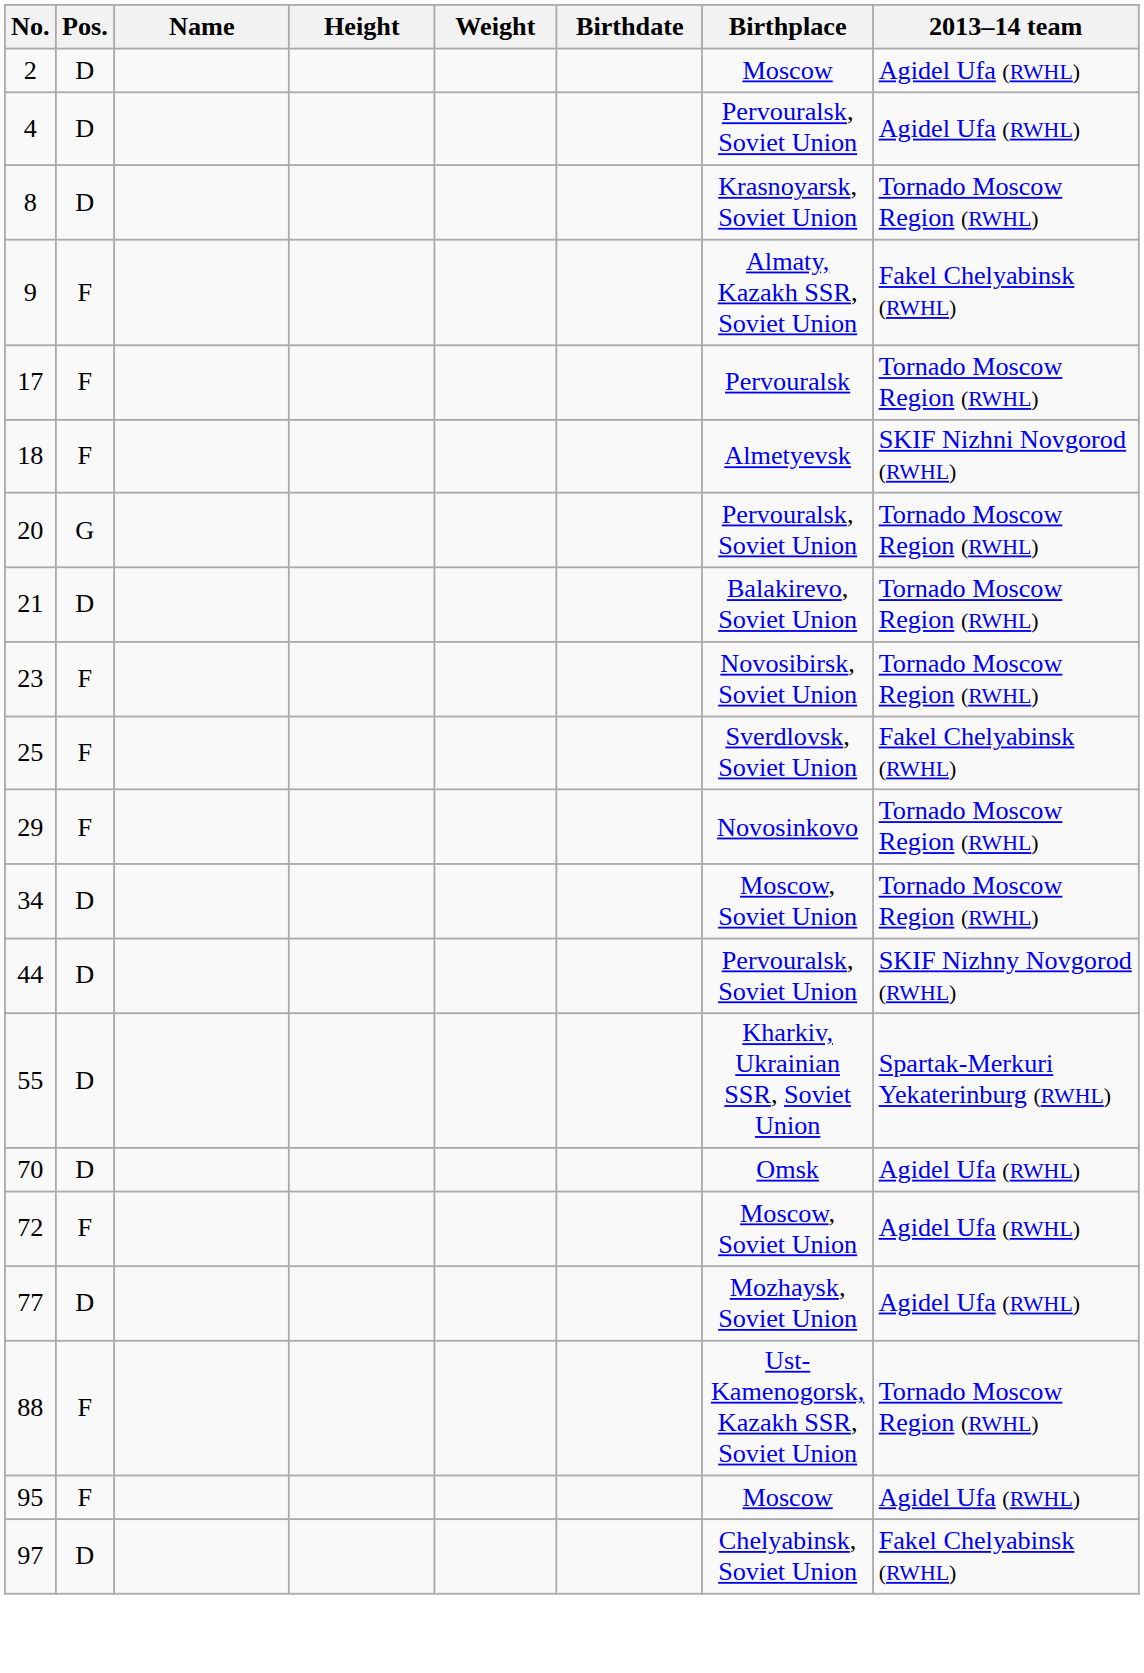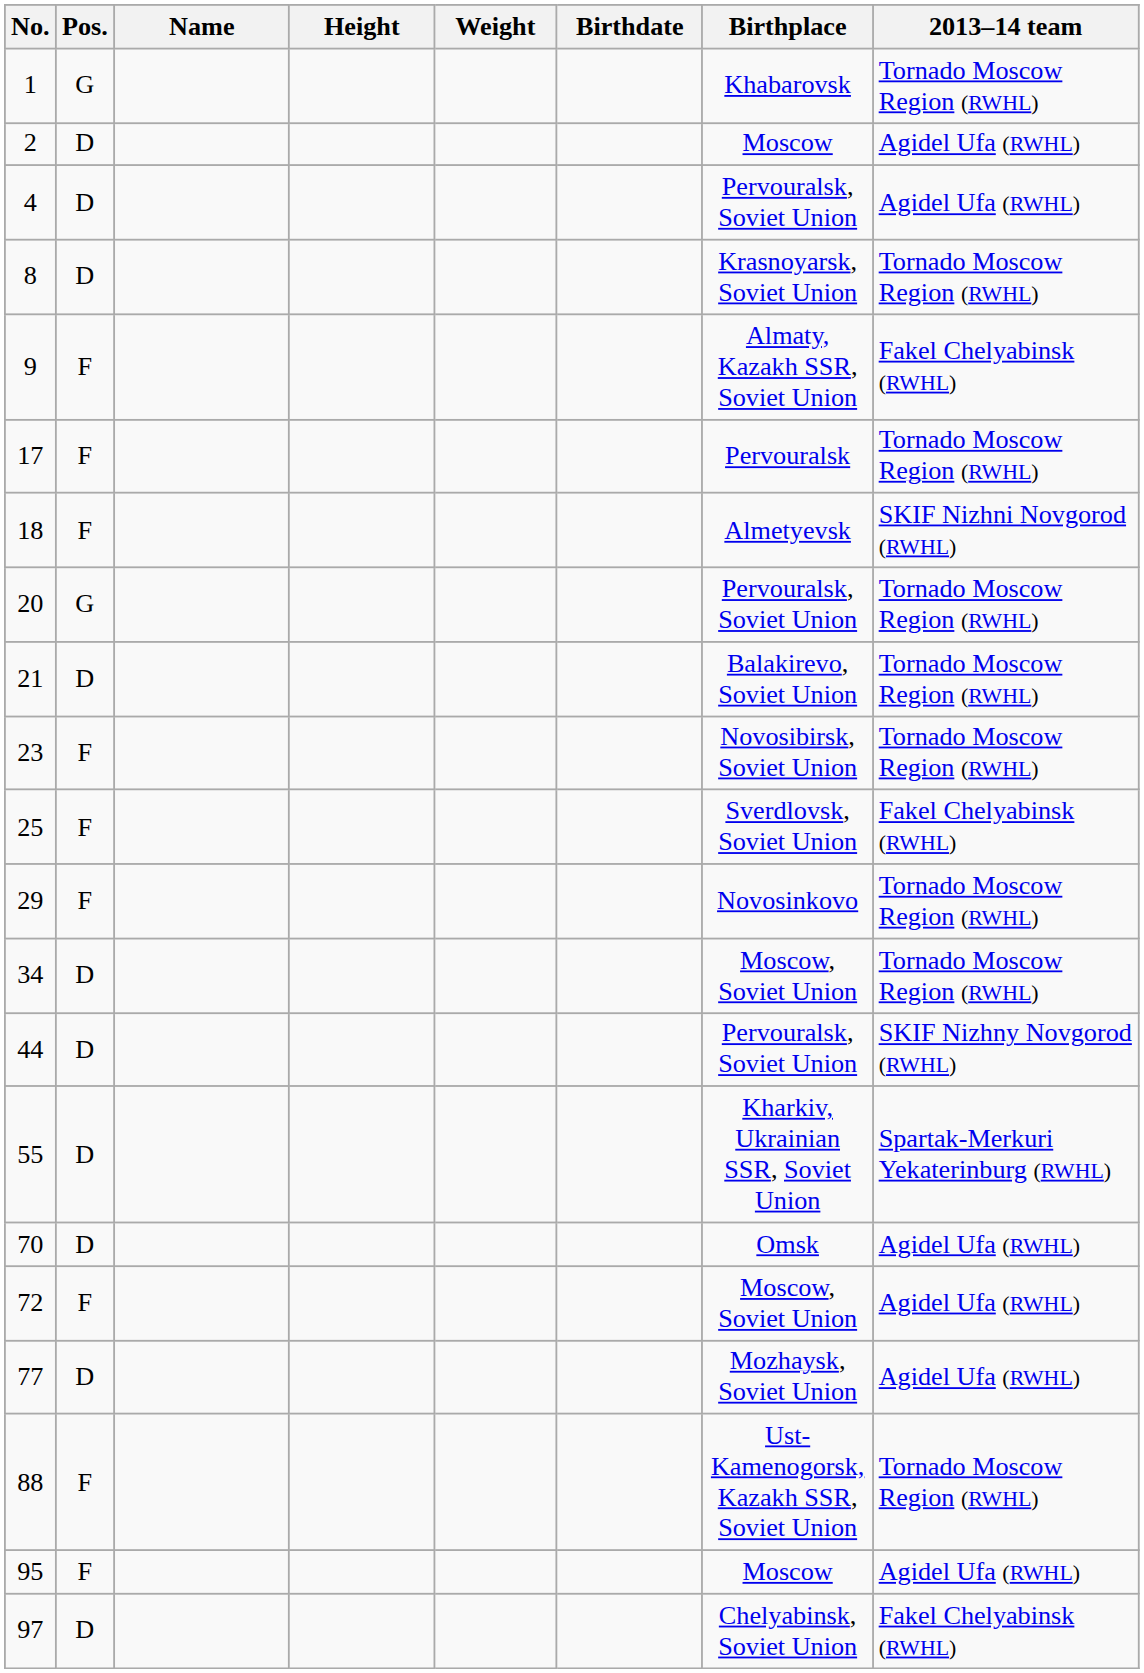+ row: (30, 85)
